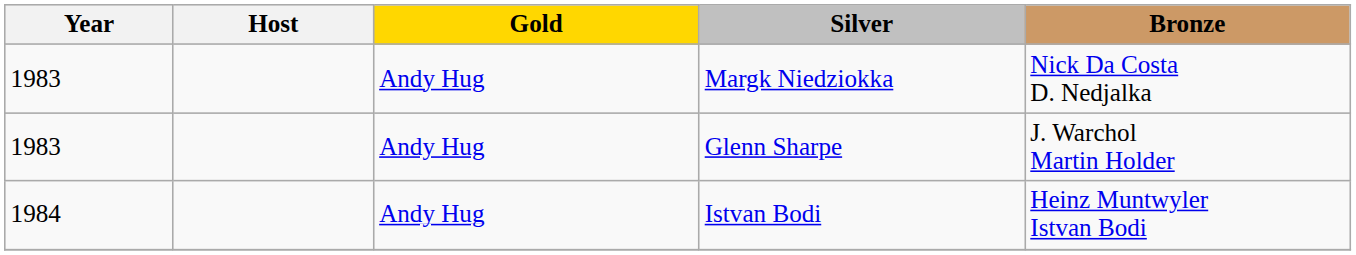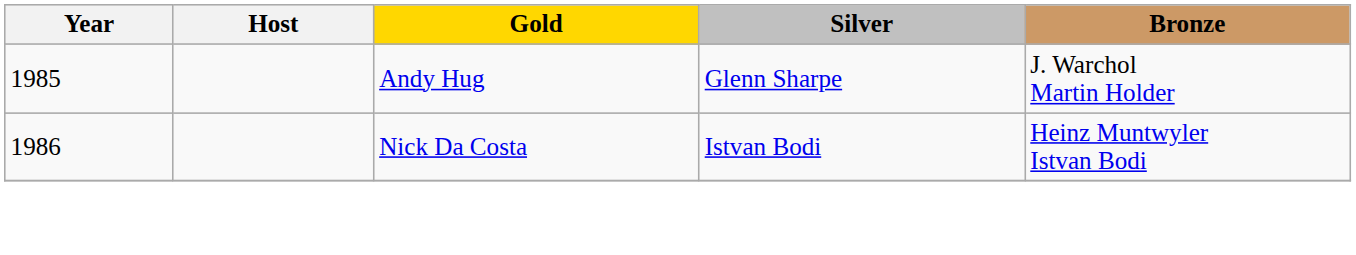- row: (799, 78)
(36, 146) 1983 -> (36, 78) 1985
(36, 214) 1984 -> (36, 146) 1986
(432, 214) Andy Hug -> (453, 146) Nick Da Costa
